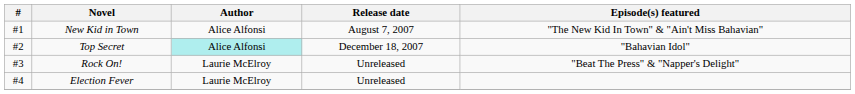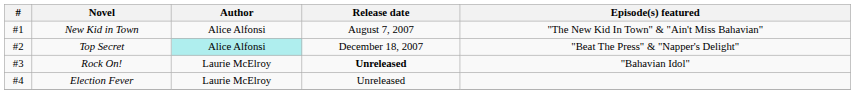(655, 47) "Bahavian Idol" -> (655, 47) "Beat The Press" & "Napper's Delight"
(381, 64) normal -> (381, 64) bold
(655, 64) "Beat The Press" & "Napper's Delight" -> (655, 64) "Bahavian Idol"
